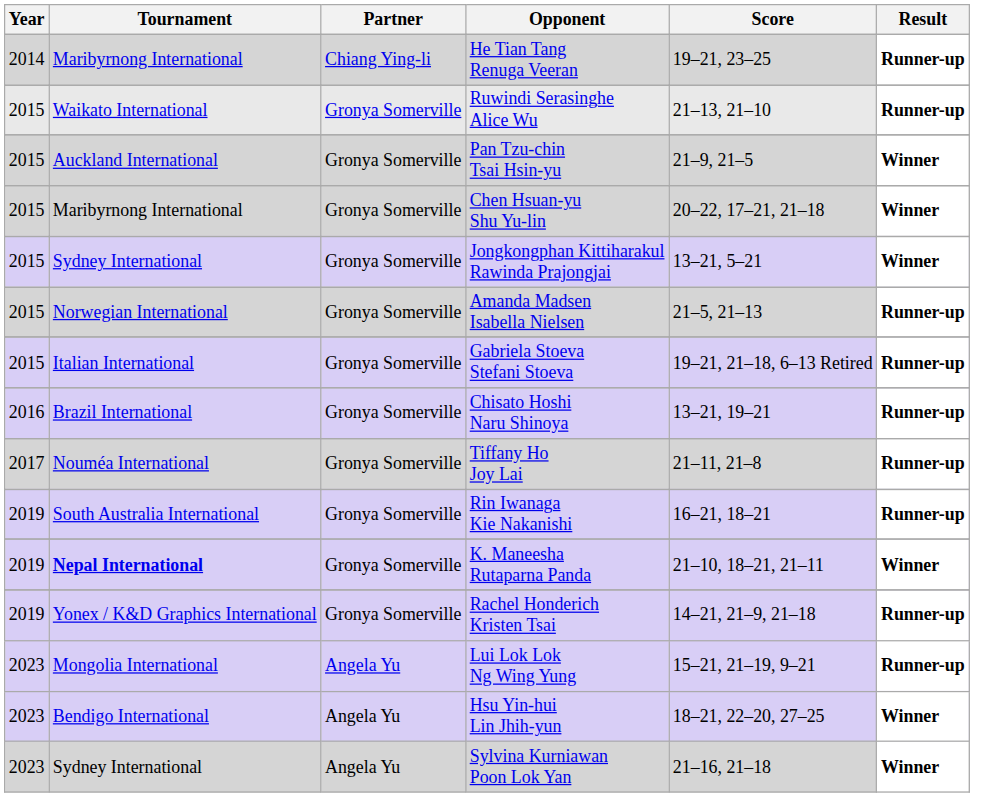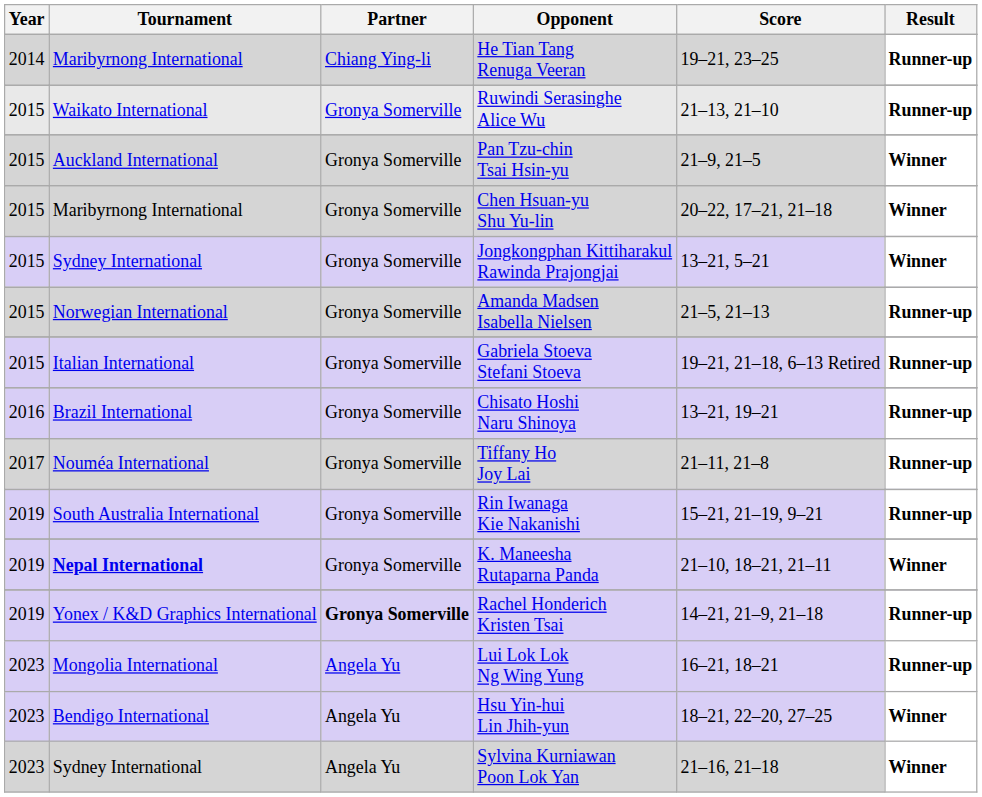(722, 514) 16–21, 18–21 -> (752, 514) 15–21, 21–19, 9–21
(393, 615) normal -> (397, 615) bold
(744, 665) 15–21, 21–19, 9–21 -> (730, 665) 16–21, 18–21
